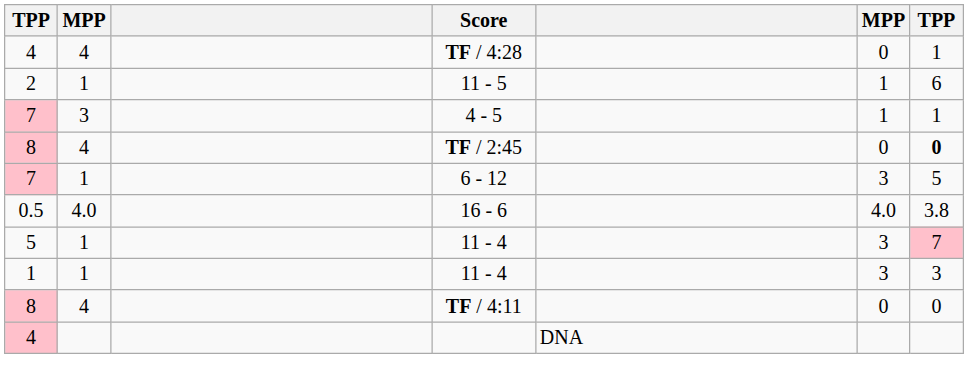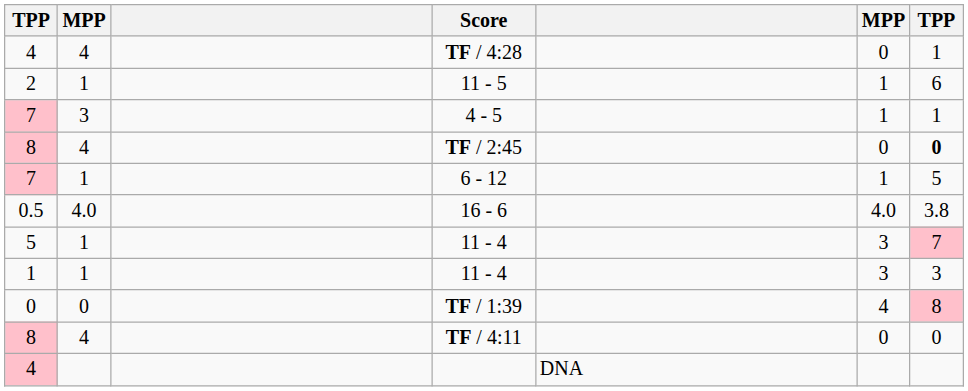(883, 178) 3 -> (883, 178) 1
+ row: (31, 305)
